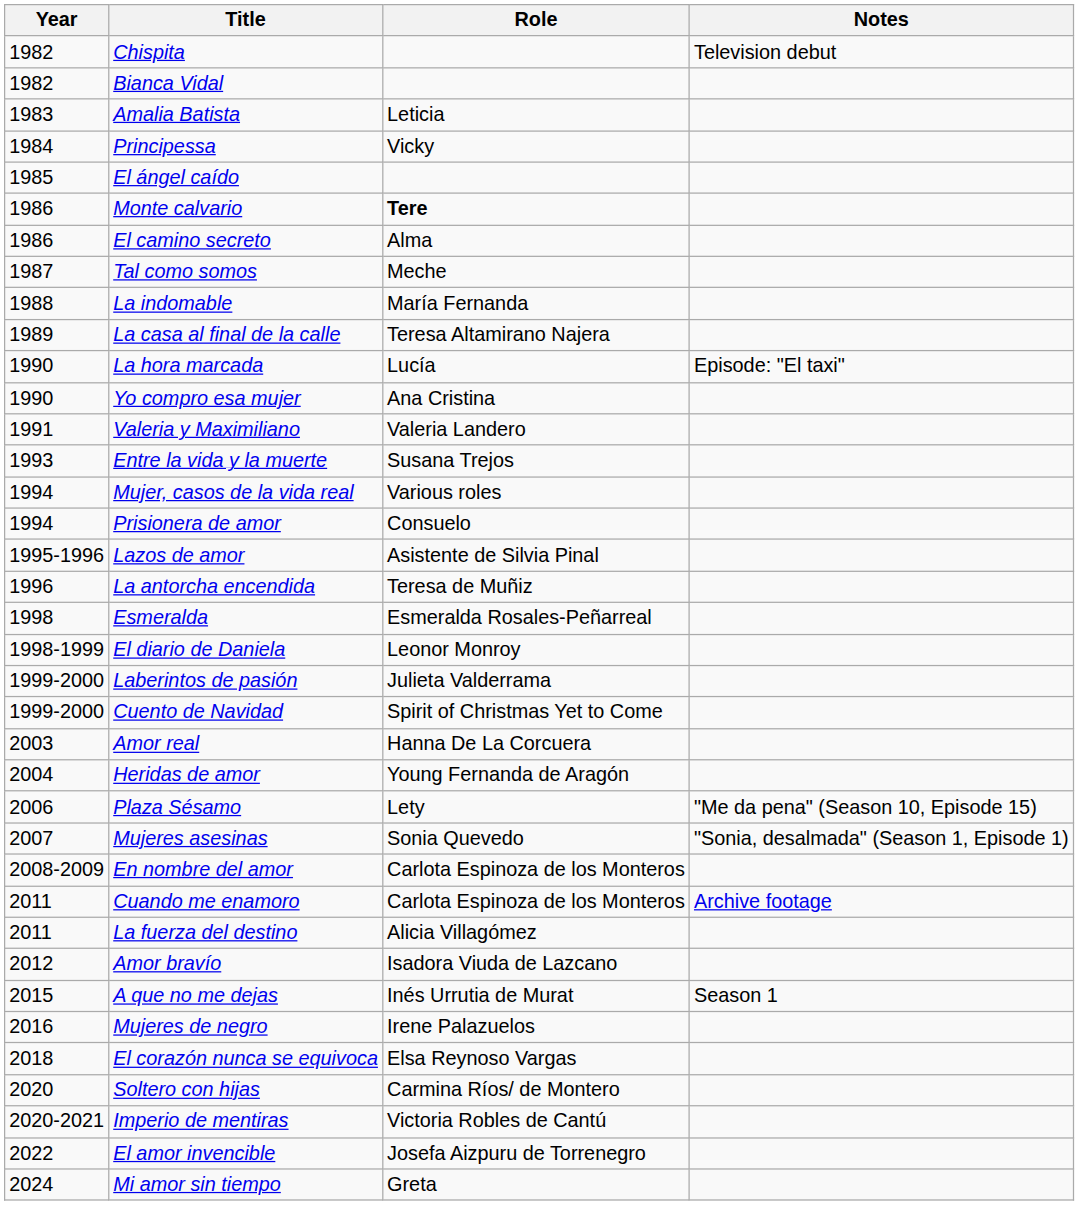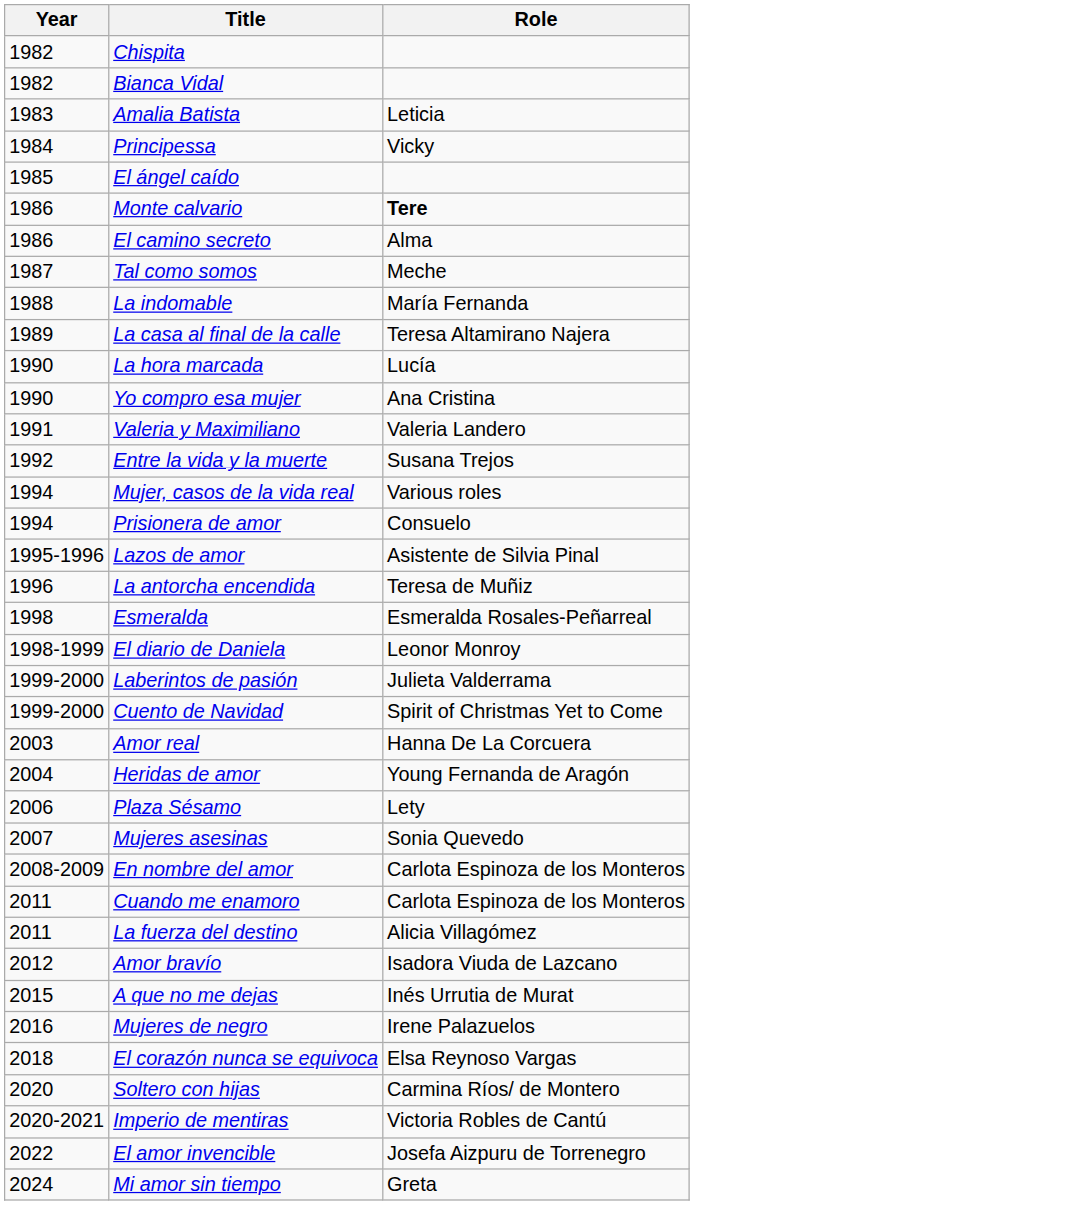- column: (881, 20)
(31, 460) 1993 -> (31, 460) 1992
